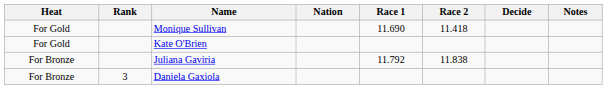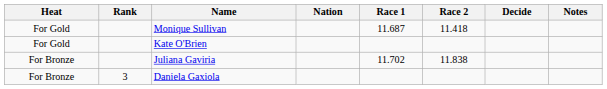(391, 28) 11.690 -> (391, 28) 11.687
(391, 60) 11.792 -> (391, 60) 11.702
